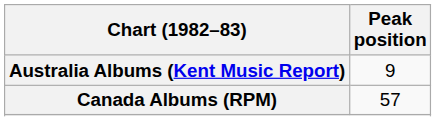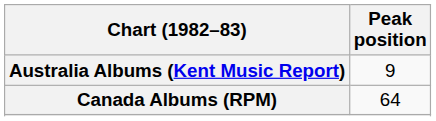(390, 99) 57 -> (390, 99) 64
